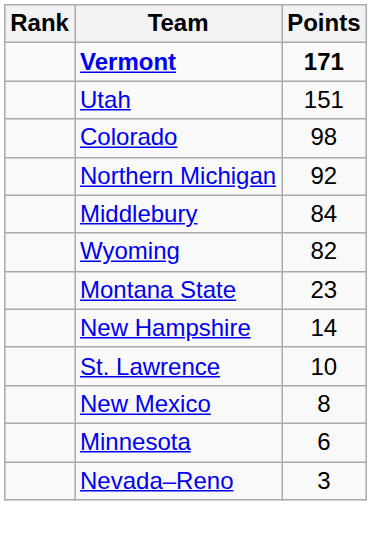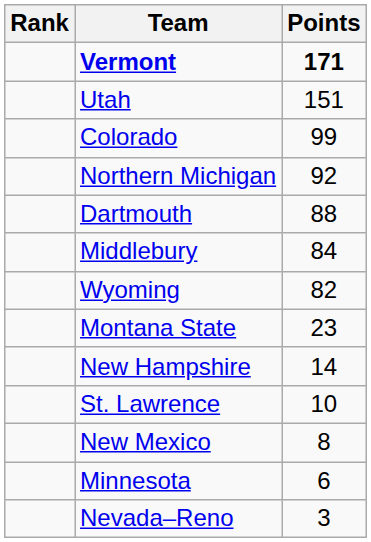(324, 137) 98 -> (324, 137) 99
+ row: (136, 213)
